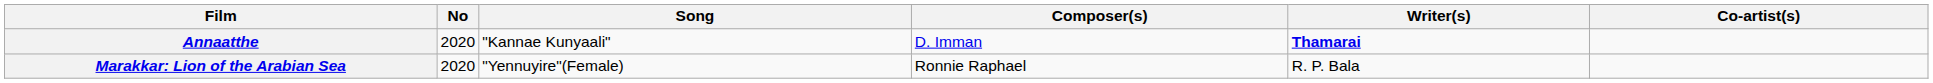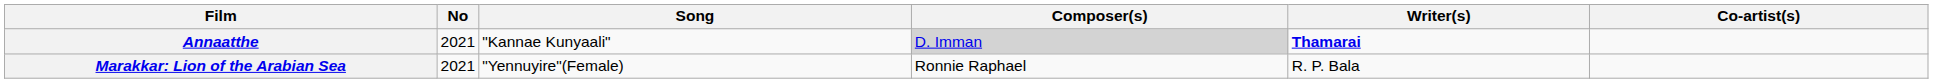(458, 41) 2020 -> (458, 41) 2021
(948, 41) no background -> (948, 41) lightgrey background
(458, 66) 2020 -> (458, 66) 2021
